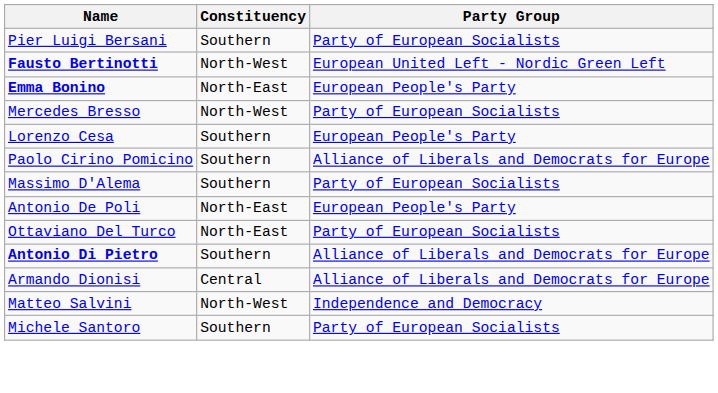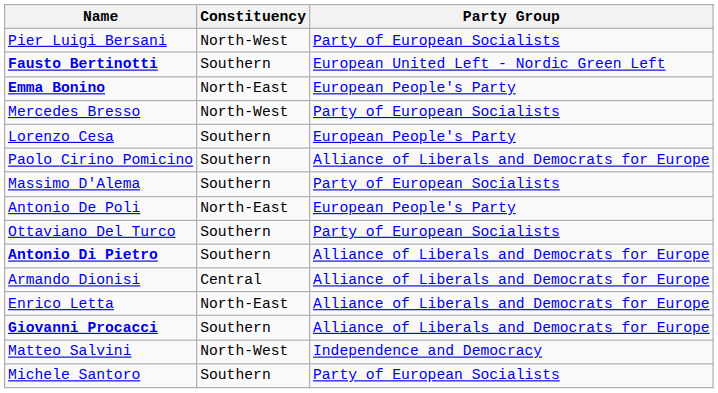(235, 40) Southern -> (244, 40) North-West
(244, 64) North-West -> (235, 64) Southern
(244, 232) North-East -> (235, 232) Southern
+ row: (61, 304)
+ row: (83, 328)
